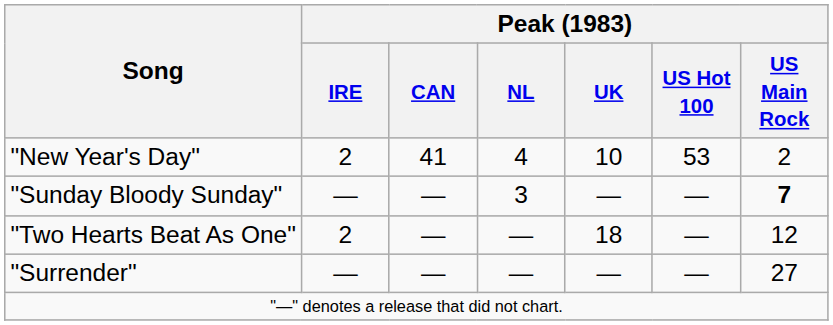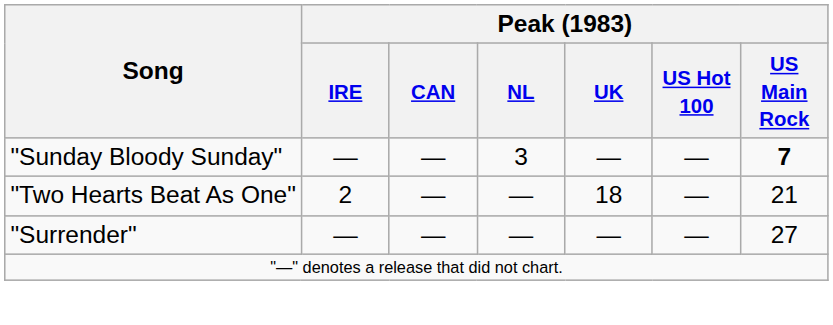- row: (105, 156)
(784, 234) 12 -> (784, 195) 21
